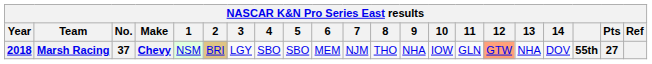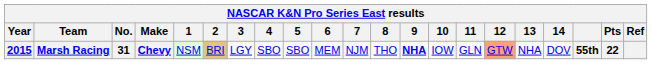(19, 50) 2018 -> (19, 50) 2015
(124, 50) 37 -> (124, 50) 31
(414, 50) normal -> (414, 50) bold
(612, 50) 27 -> (613, 50) 22
